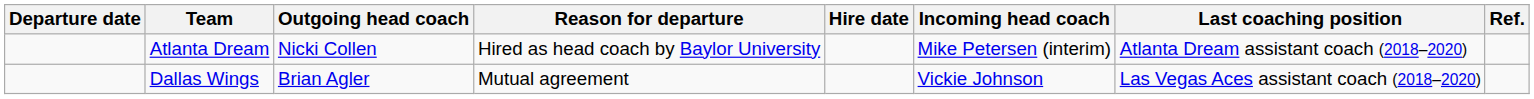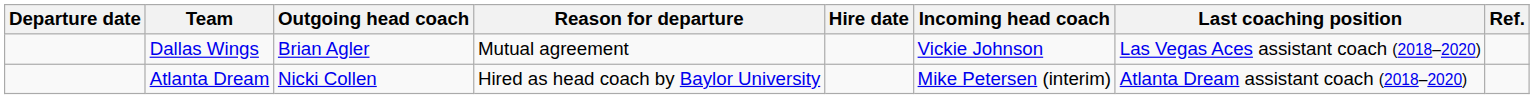rows swapped: (204, 78) <-> (209, 49)
